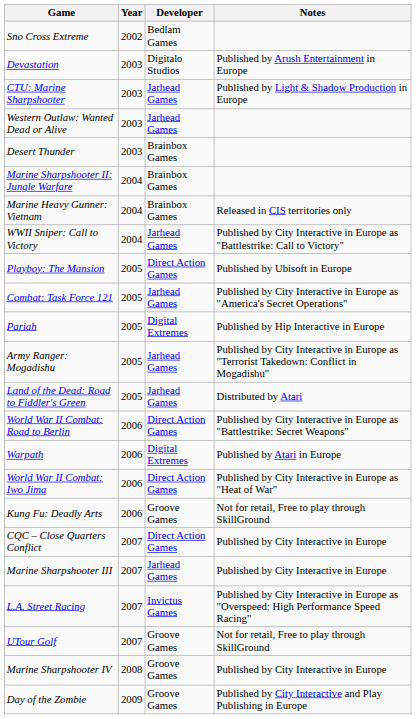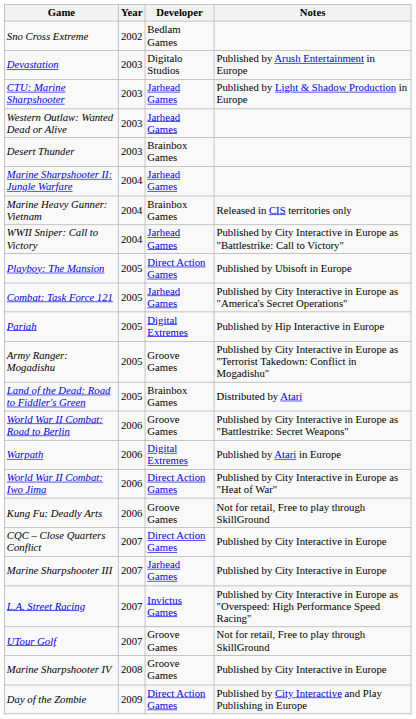(167, 181) Brainbox Games -> (164, 181) Jarhead Games
(164, 361) Jarhead Games -> (163, 361) Groove Games
(164, 396) Jarhead Games -> (167, 396) Brainbox Games
(176, 425) Direct Action Games -> (163, 425) Groove Games
(163, 699) Groove Games -> (176, 699) Direct Action Games
